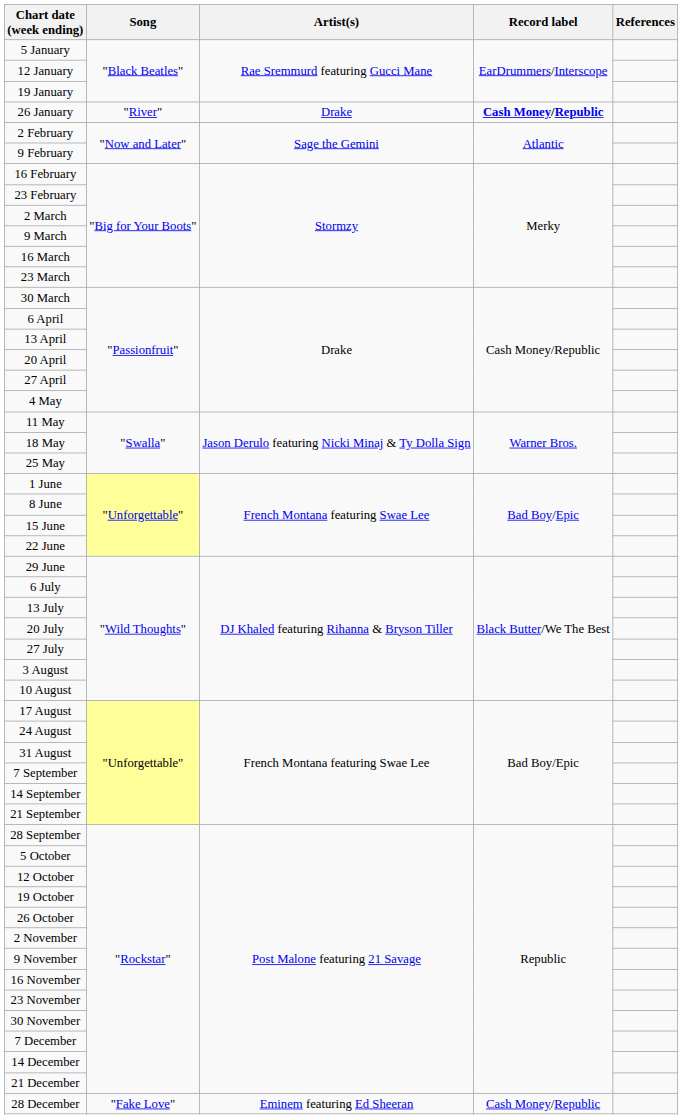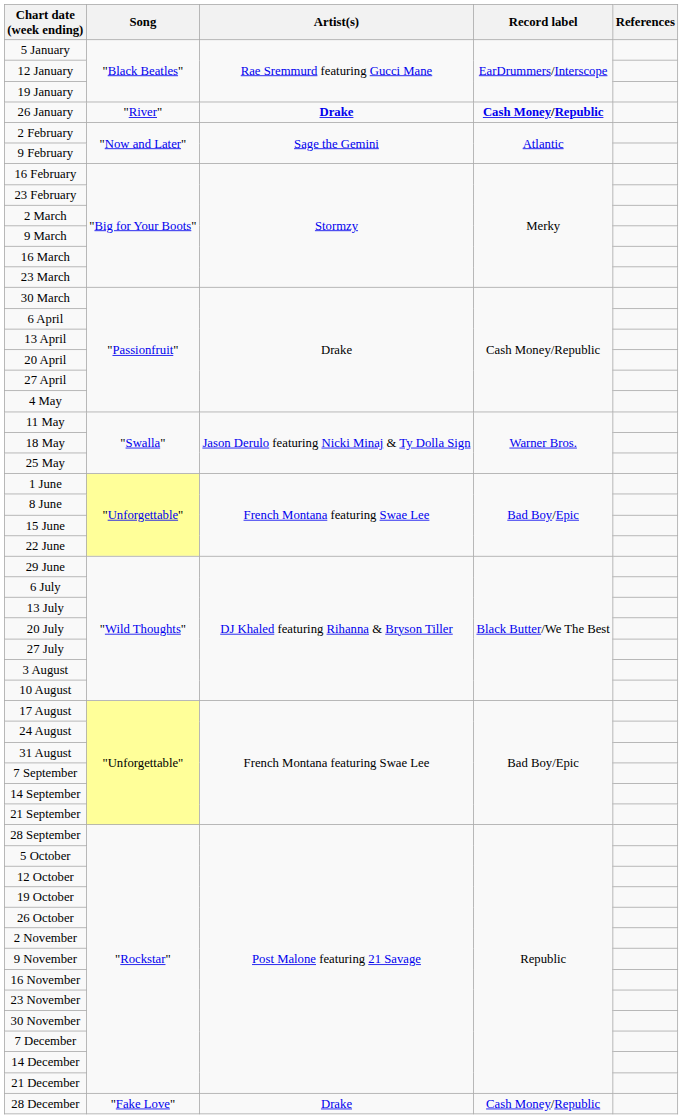(336, 111) normal -> (336, 111) bold
(336, 1103) Eminem featuring Ed Sheeran -> (336, 1103) Drake
